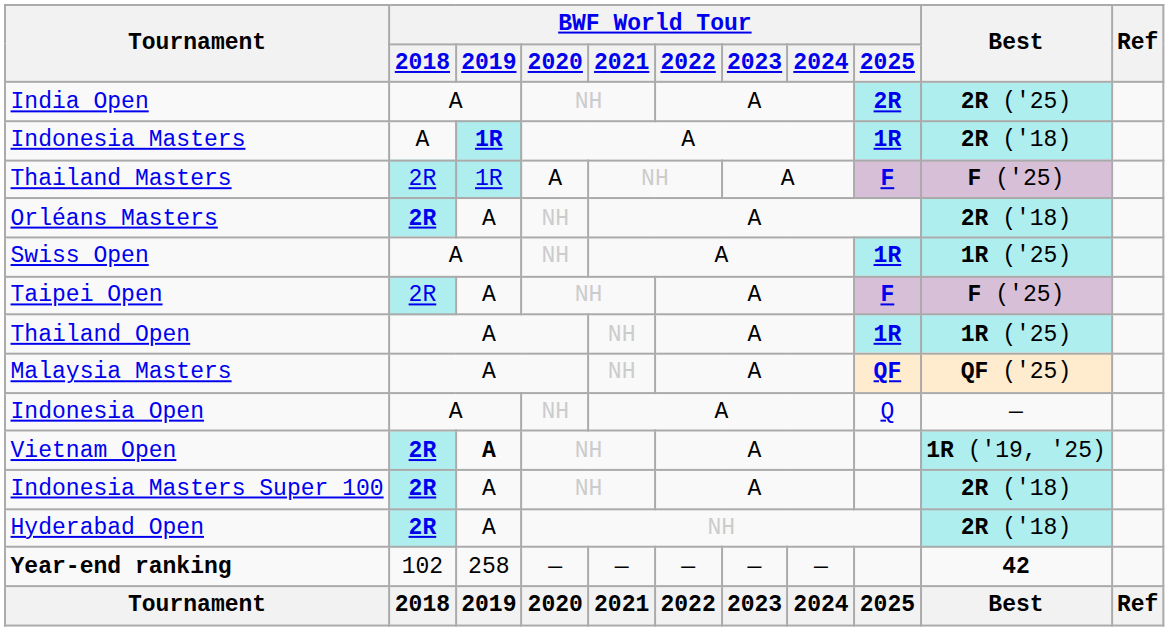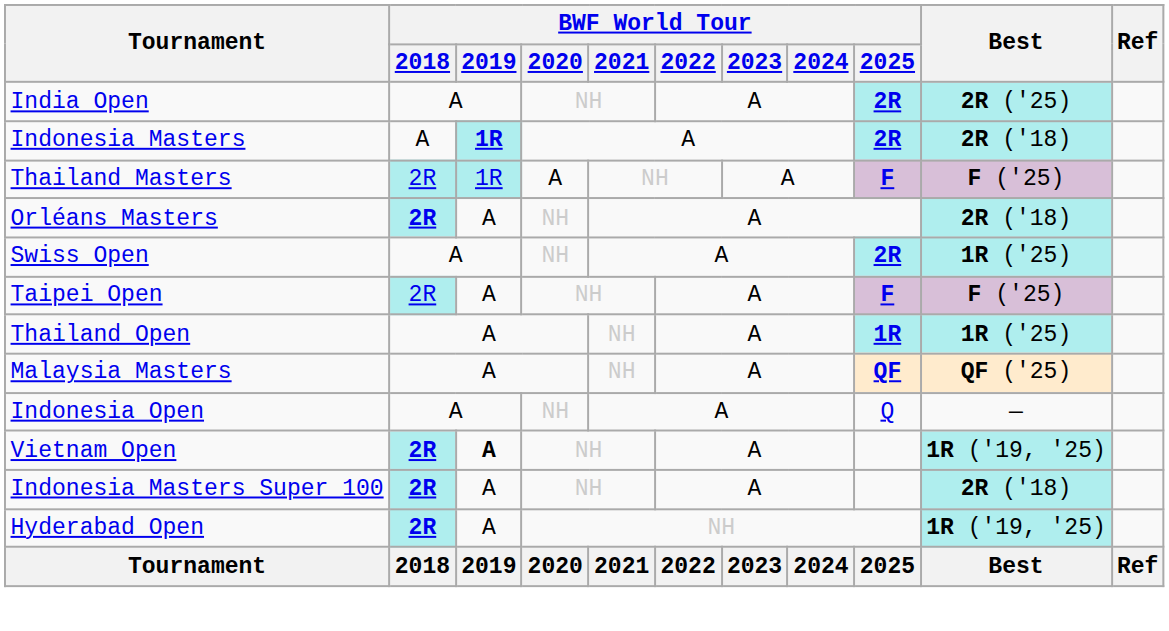(887, 140) 1R -> (887, 140) 2R
(887, 256) 1R -> (887, 256) 2R
(1016, 527) 2R ('18) -> (1016, 527) 1R ('19, '25)
- row: (121, 566)
